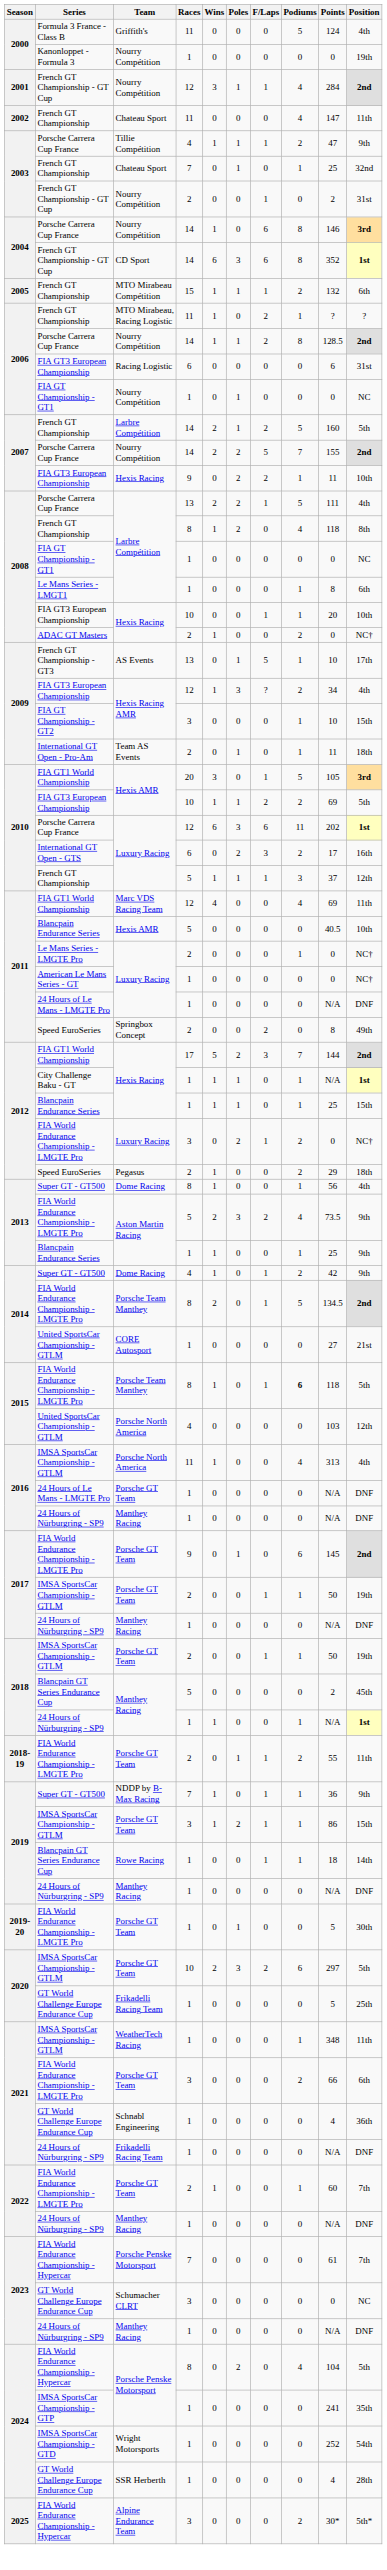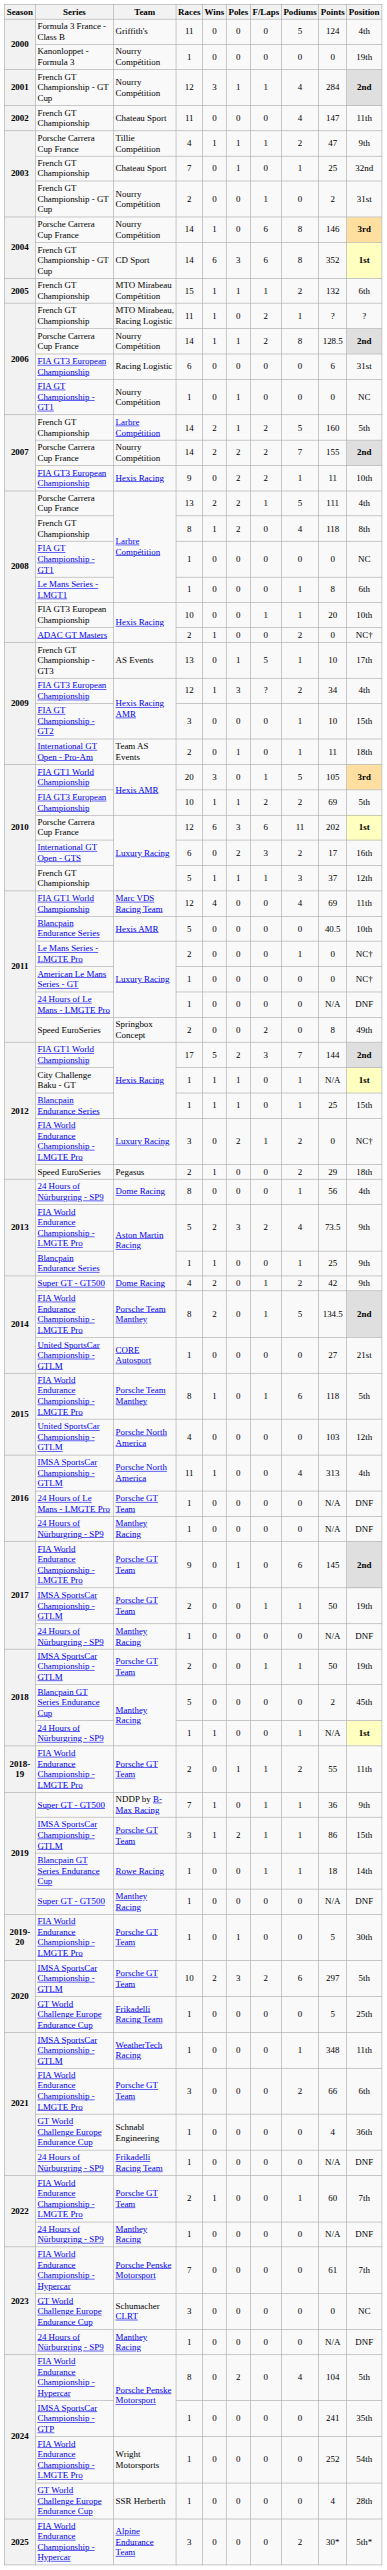(266, 453) 5 -> (266, 453) 2
(71, 1187) Super GT - GT500 -> (71, 1192) 24 Hours of Nürburgring - SP9
(214, 1187) 1 -> (214, 1192) 0
(214, 1273) 1 -> (214, 1284) 2
(300, 1386) bold -> (300, 1396) normal
(71, 1891) 24 Hours of Nürburgring - SP9 -> (71, 1902) Super GT - GT500
(67, 2444) IMSA SportsCar Championship - GTD -> (66, 2460) FIA World Endurance Championship - LMGTE Pro
